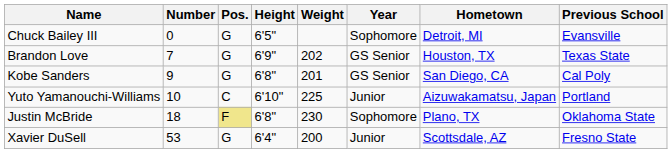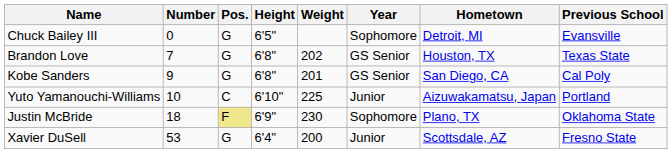(265, 55) 6'9" -> (265, 55) 6'8"
(265, 117) 6'8" -> (265, 117) 6'9"
